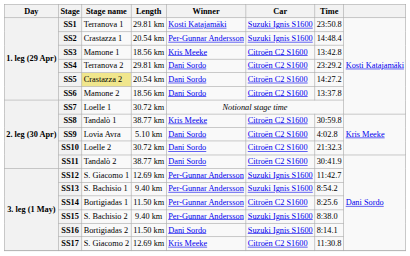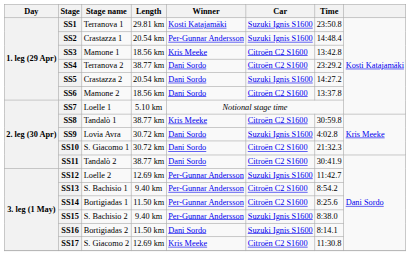(149, 65) 29.81 km -> (149, 65) 38.77 km
(103, 79) khaki background -> (103, 79) no background
(278, 79) Citroën C2 S1600 -> (280, 79) Suzuki Ignis S1600
(149, 106) 30.72 km -> (149, 106) 5.10 km
(149, 134) 5.10 km -> (149, 134) 30.72 km
(278, 134) Citroën C2 S1600 -> (280, 134) Suzuki Ignis S1600
(97, 147) Loelle 2 -> (106, 147) S. Giacomo 1
(106, 175) S. Giacomo 1 -> (97, 175) Loelle 2
(280, 188) Suzuki Ignis S1600 -> (278, 188) Citroën C2 S1600
